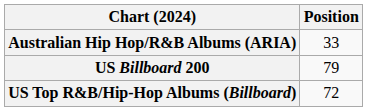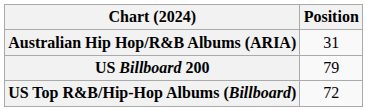(331, 42) 33 -> (331, 42) 31
